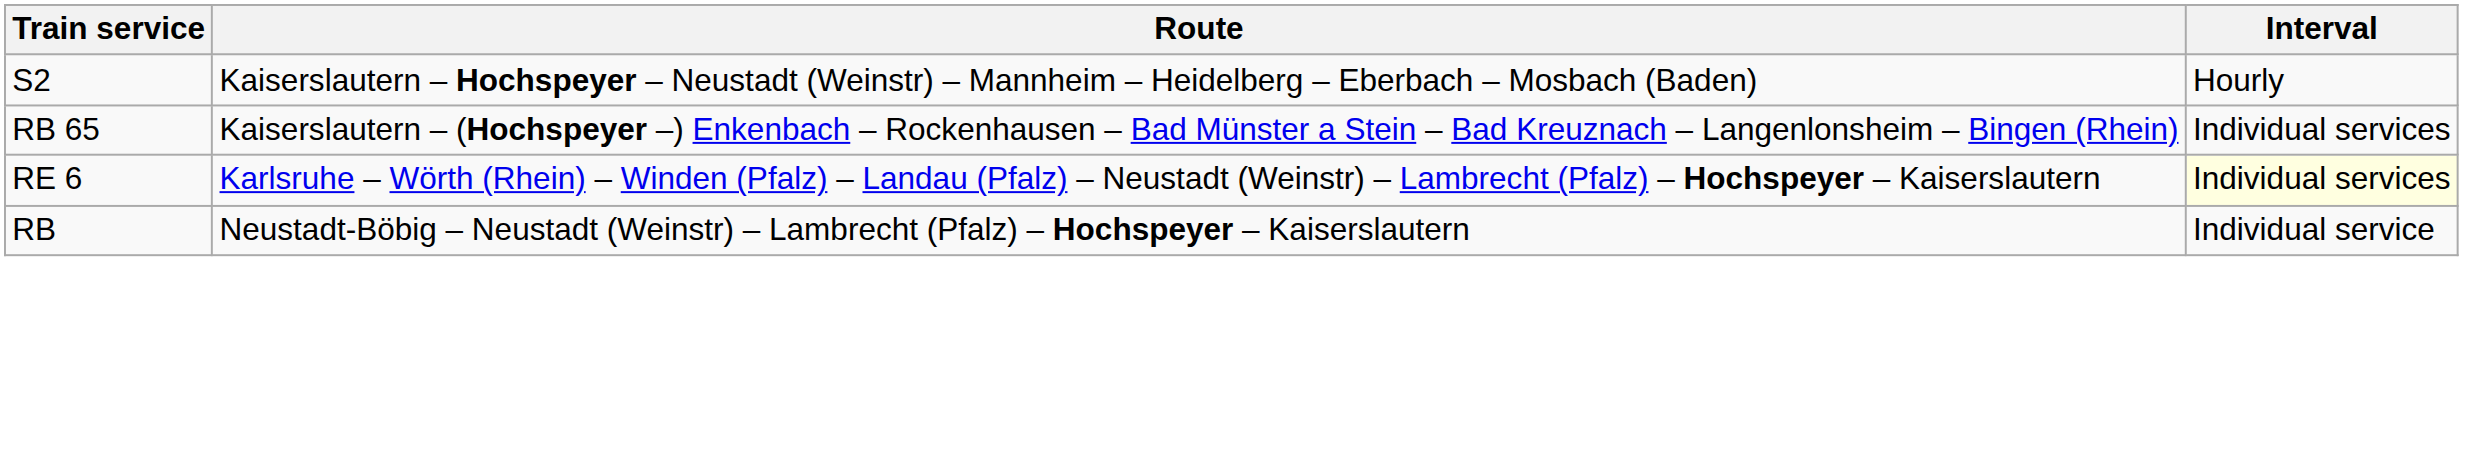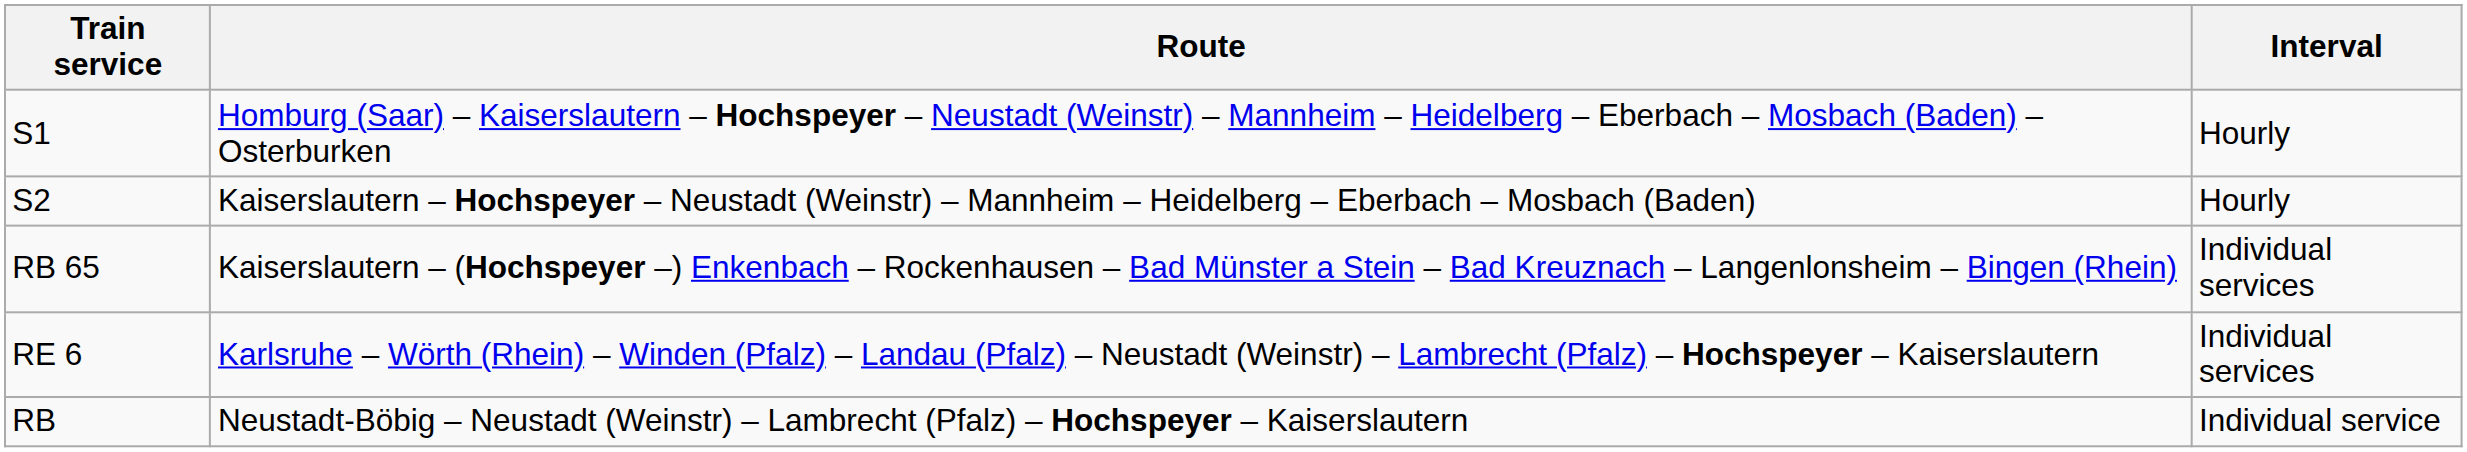+ row: (32, 132)
(2322, 179) lightyellow background -> (2266, 353) no background
